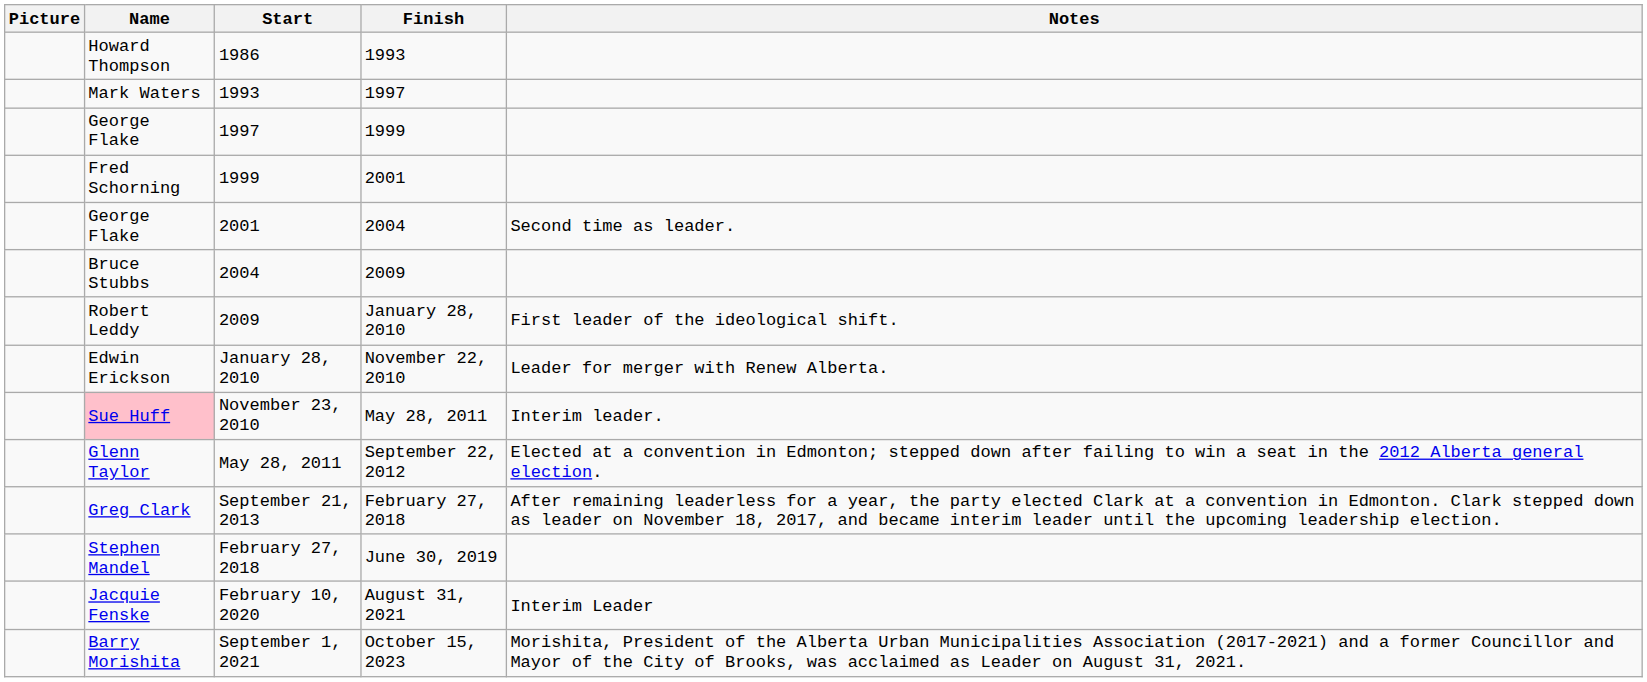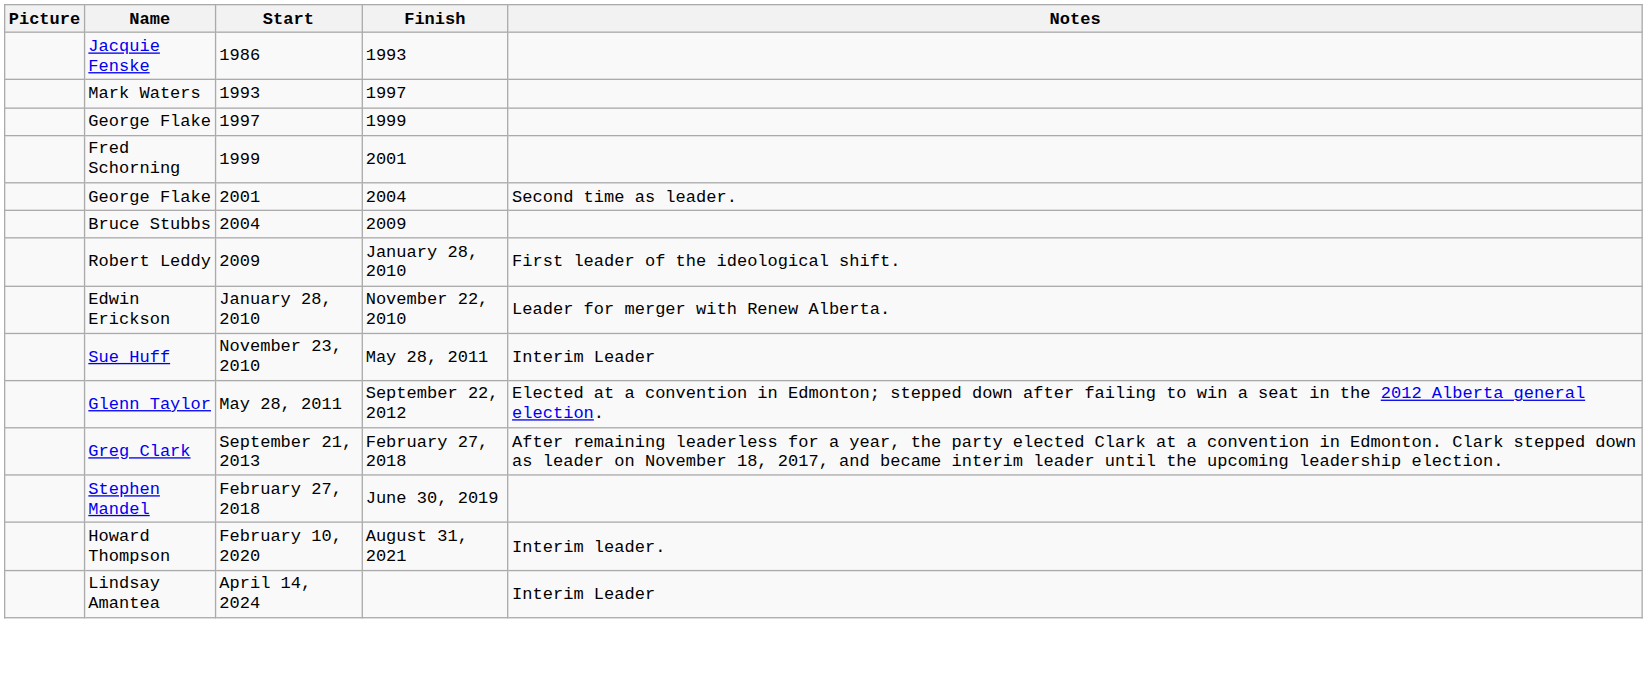(129, 56) Howard Thompson -> (124, 56) Jacquie Fenske
(129, 416) pink background -> (129, 357) no background
(587, 416) Interim leader. -> (584, 357) Interim Leader
(124, 605) Jacquie Fenske -> (129, 546) Howard Thompson
(582, 605) Interim Leader -> (589, 546) Interim leader.
- row: (280, 653)
+ row: (265, 594)
